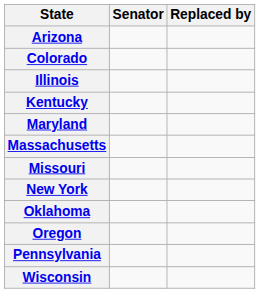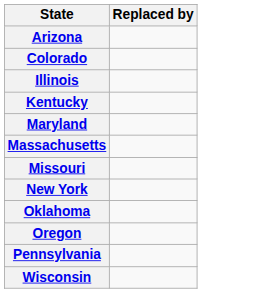- column: (138, 15)
